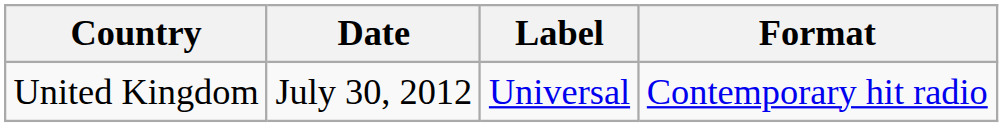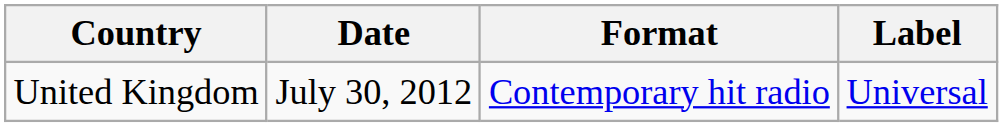columns swapped: (817, 33) <-> (559, 33)
